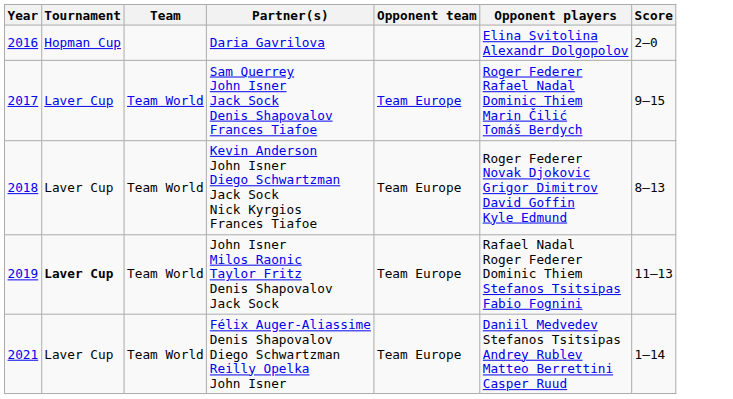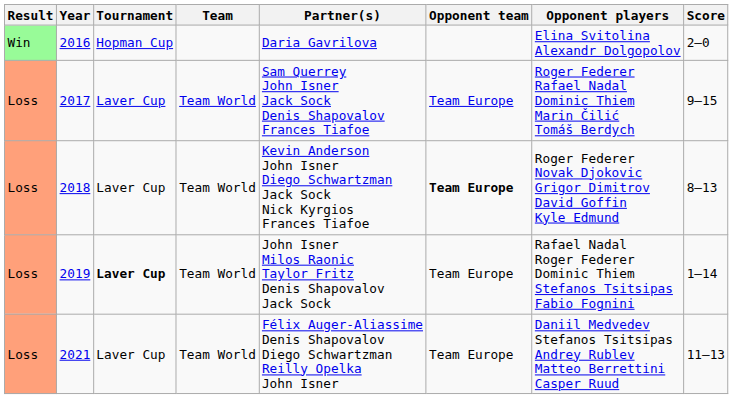+ column: (31, 15)
(419, 187) normal -> (471, 187) bold
(654, 274) 11–13 -> (702, 274) 1–14
(650, 354) 1–14 -> (706, 354) 11–13
